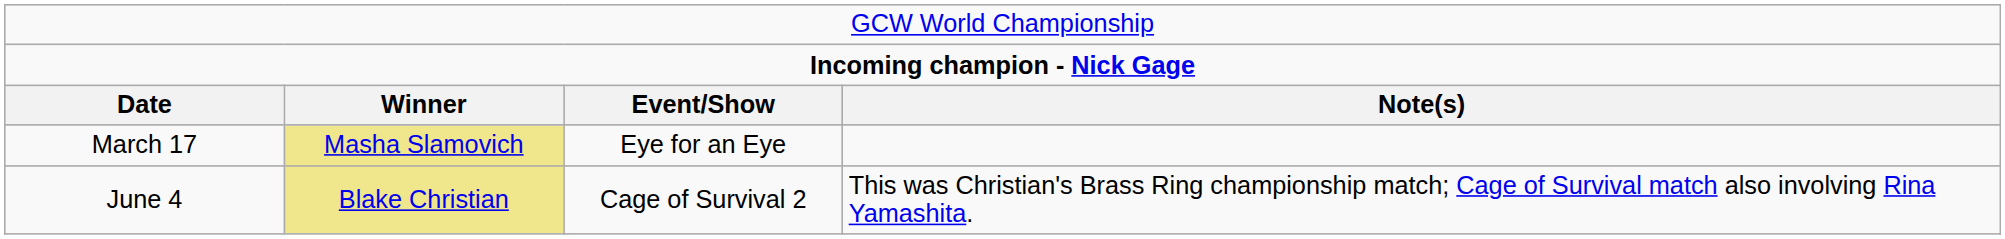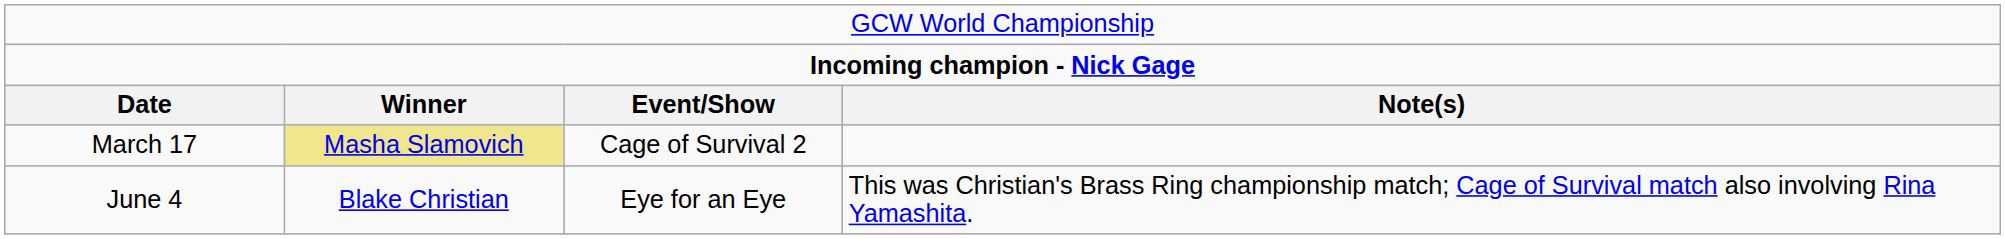(703, 144) Eye for an Eye -> (703, 144) Cage of Survival 2
(424, 199) khaki background -> (424, 199) no background
(703, 199) Cage of Survival 2 -> (703, 199) Eye for an Eye
